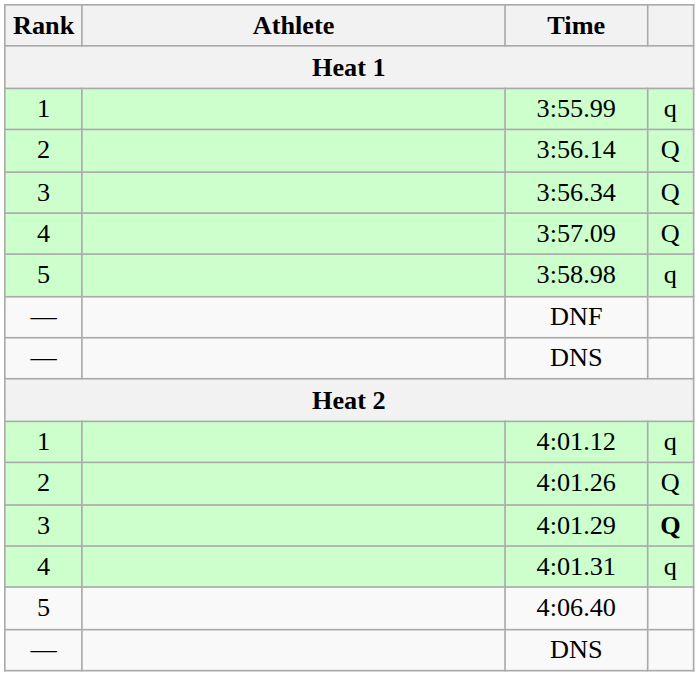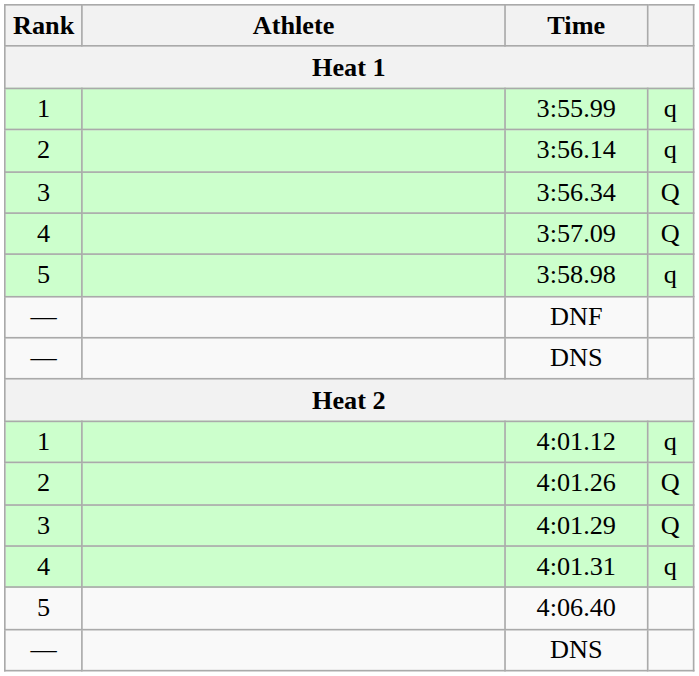(670, 150) Q -> (670, 150) q
(670, 524) bold -> (670, 524) normal
